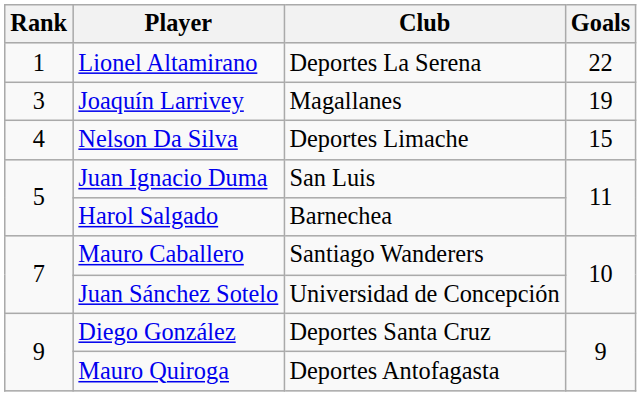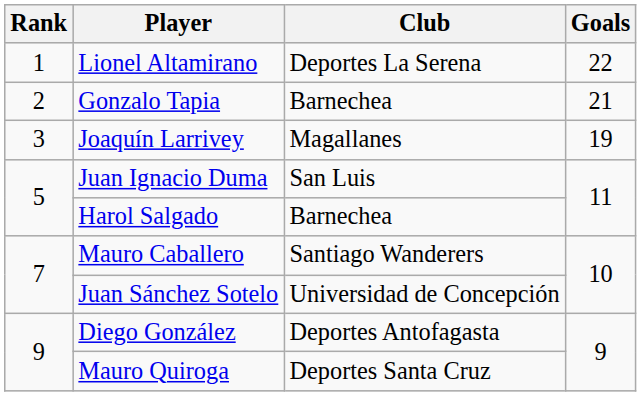+ row: (149, 100)
- row: (158, 139)
(390, 332) Deportes Santa Cruz -> (395, 332) Deportes Antofagasta
(395, 370) Deportes Antofagasta -> (390, 370) Deportes Santa Cruz
